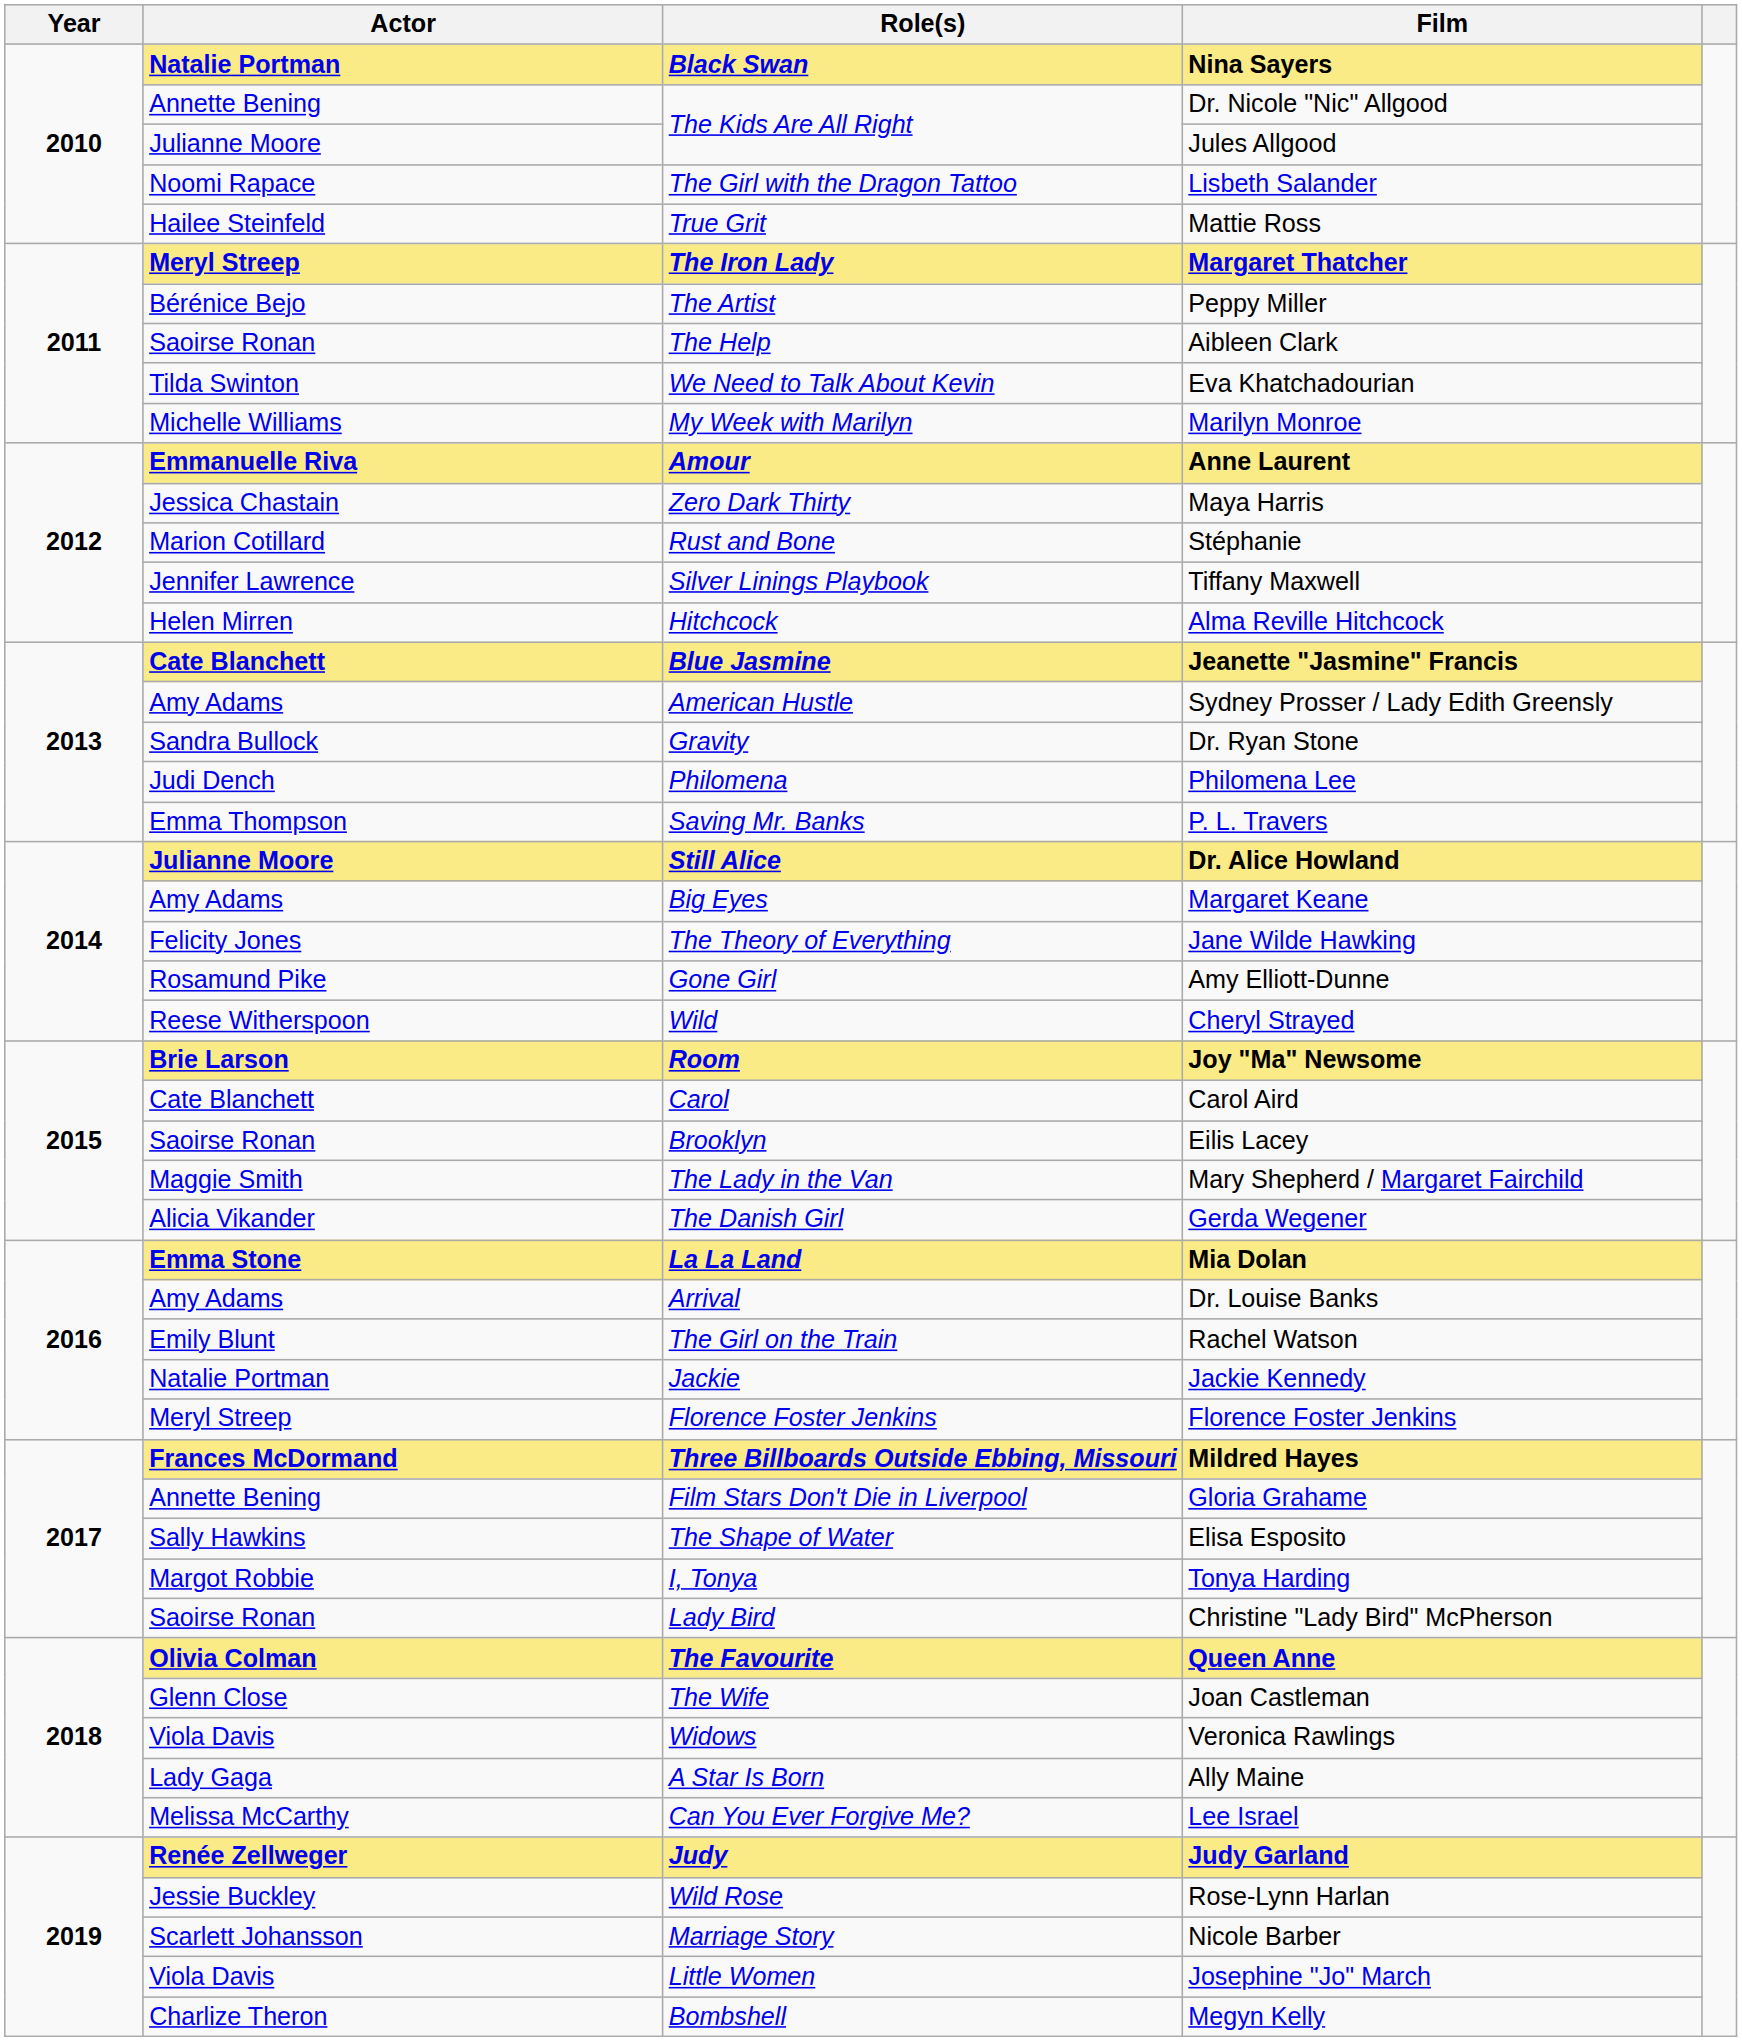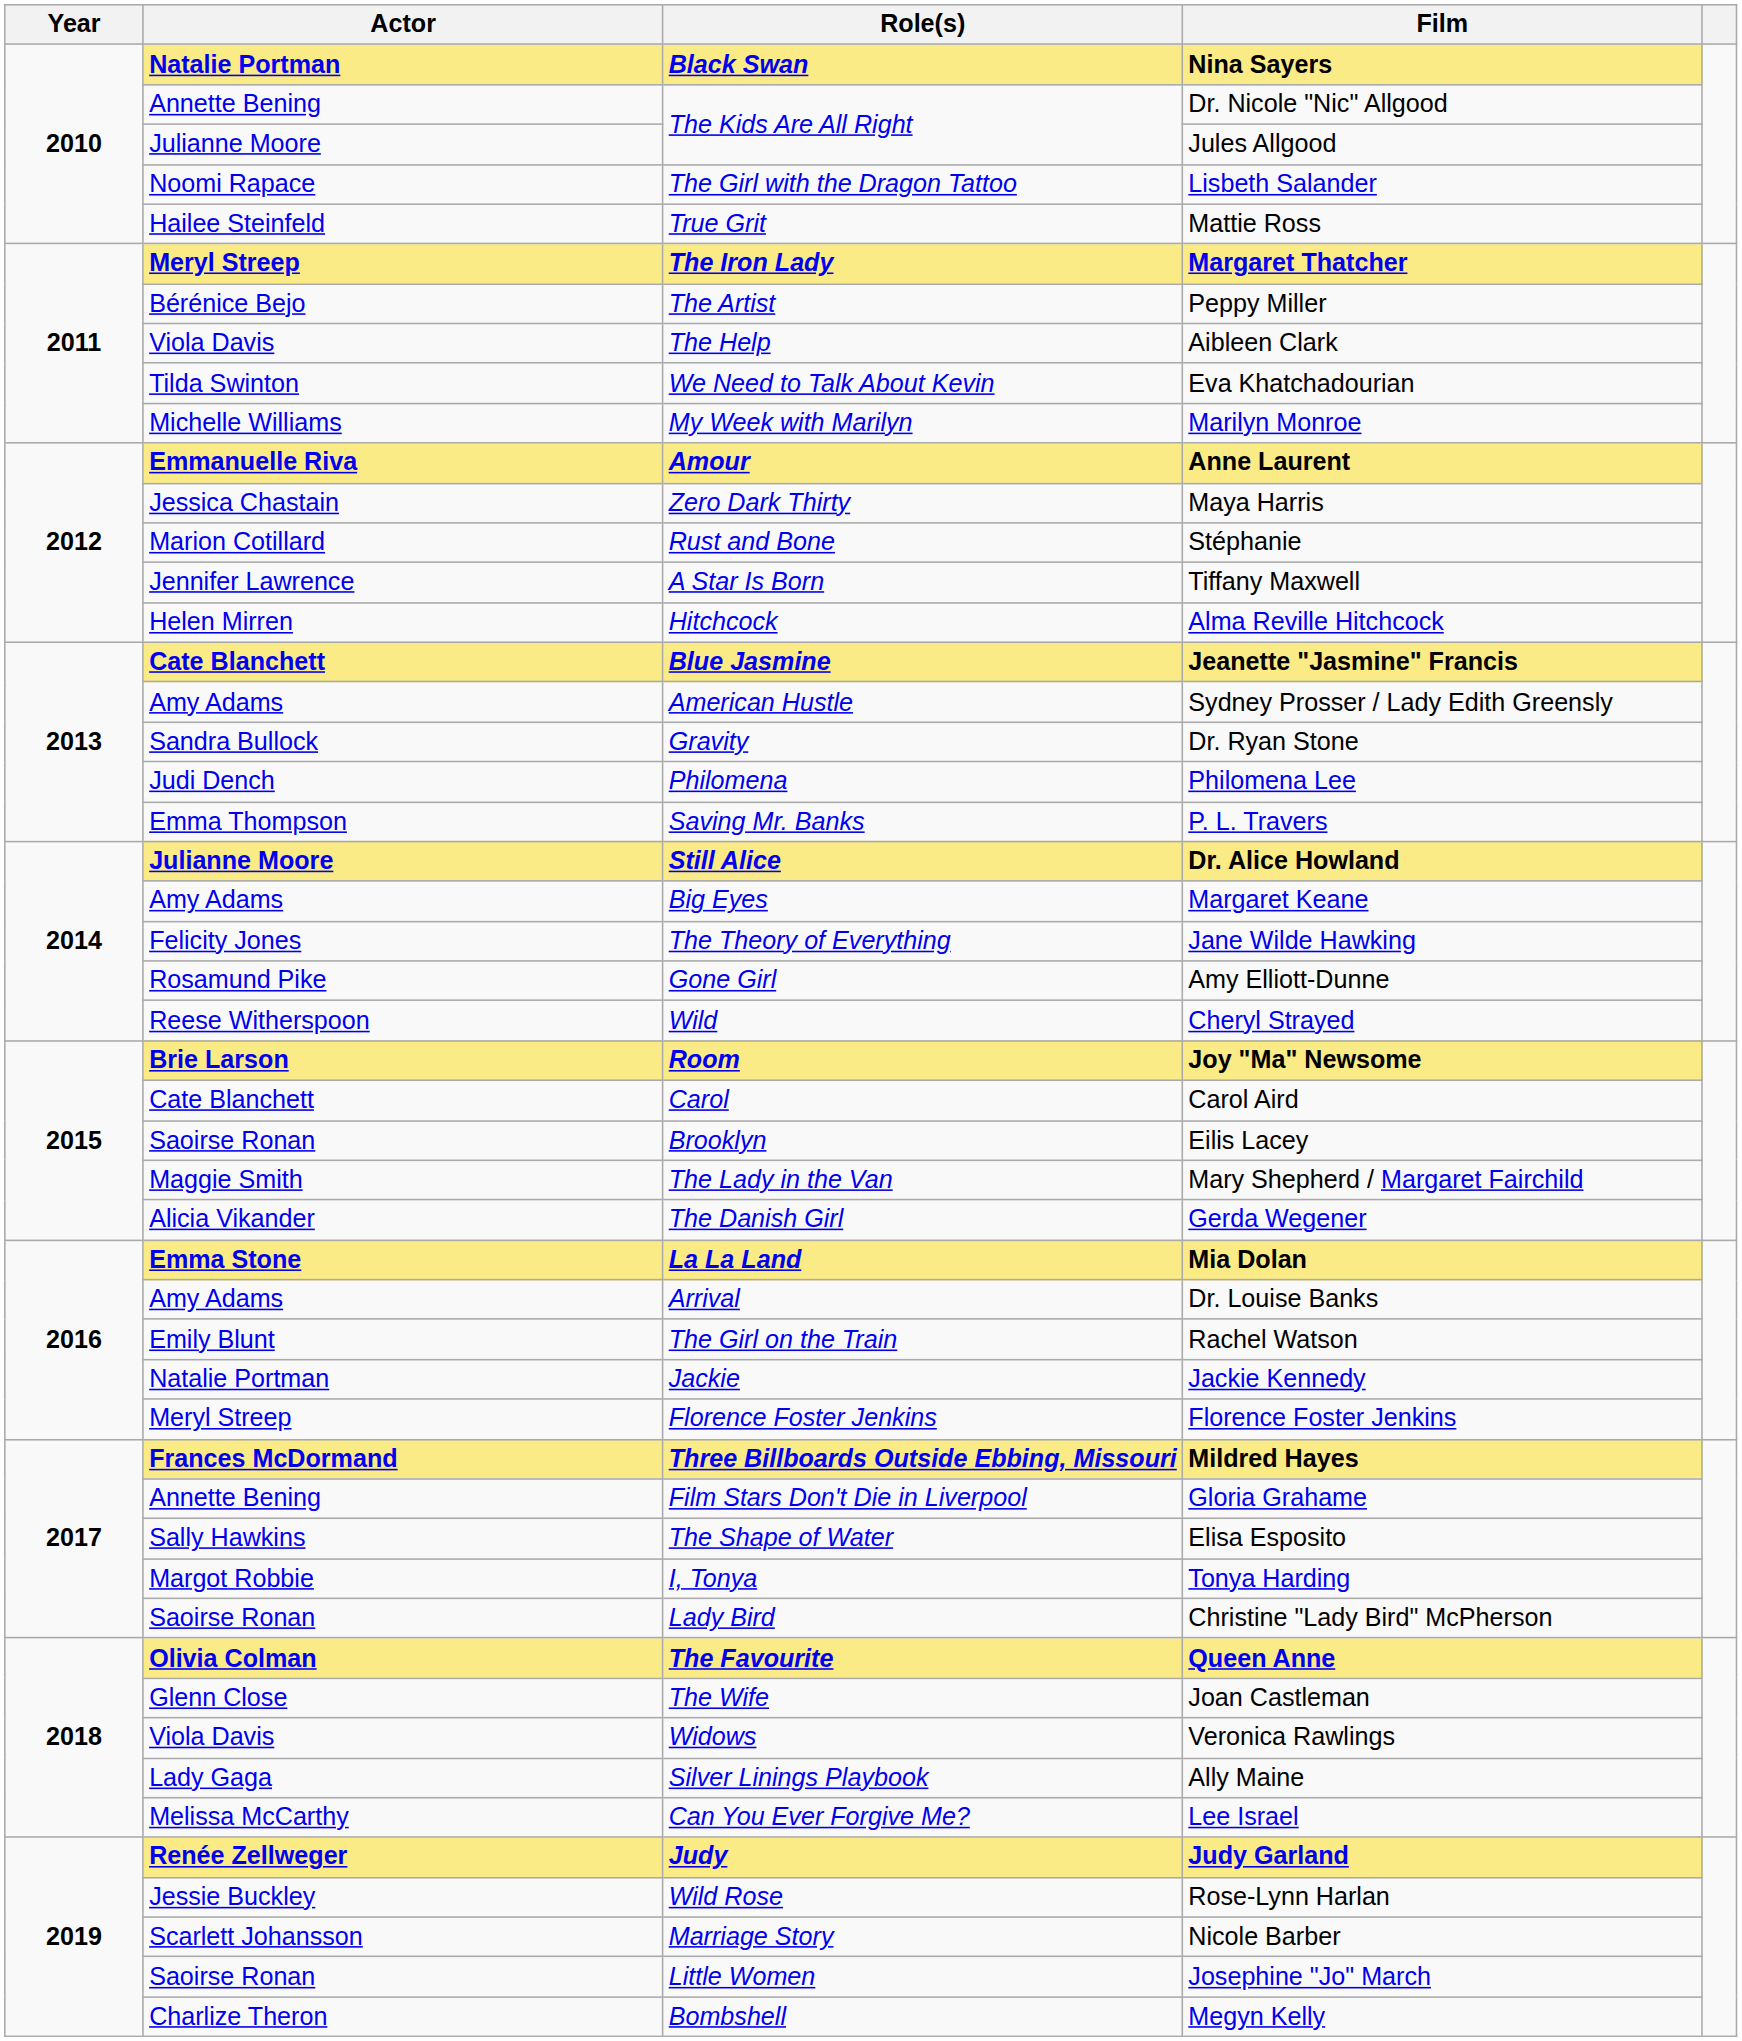(232, 343) Saoirse Ronan -> (212, 343) Viola Davis
(799, 582) Silver Linings Playbook -> (746, 582) A Star Is Born
(746, 1777) A Star Is Born -> (799, 1777) Silver Linings Playbook
(212, 1976) Viola Davis -> (232, 1976) Saoirse Ronan
